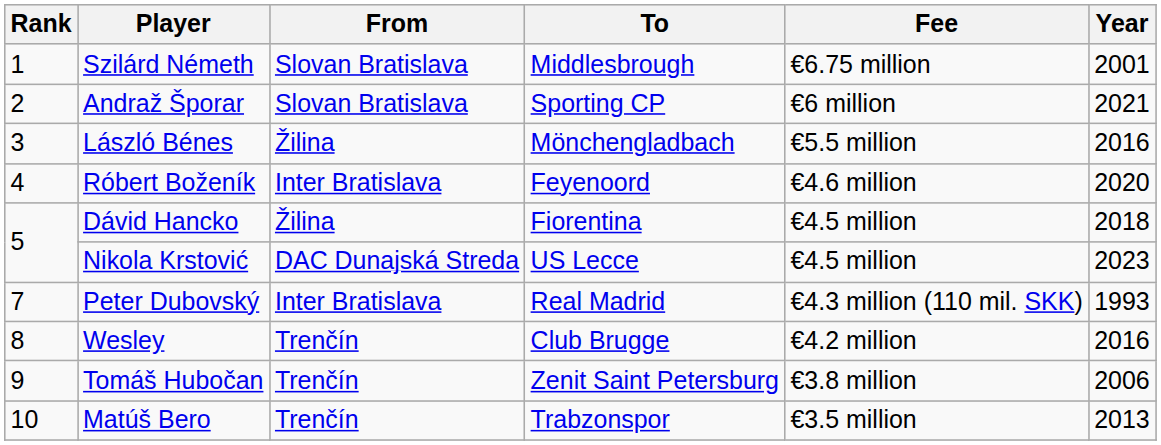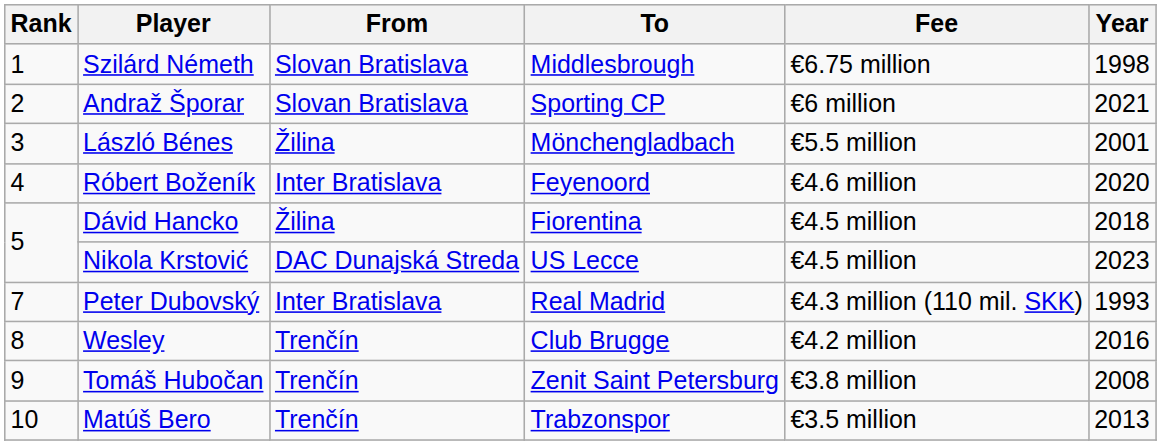(1122, 63) 2001 -> (1122, 63) 1998
(1122, 143) 2016 -> (1122, 143) 2001
(1122, 380) 2006 -> (1122, 380) 2008
